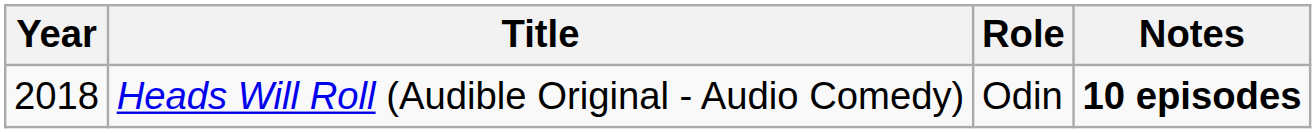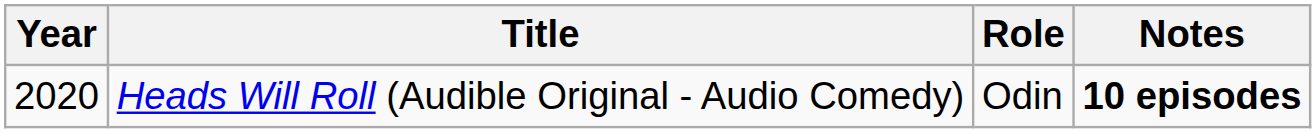(57, 95) 2018 -> (57, 95) 2020
